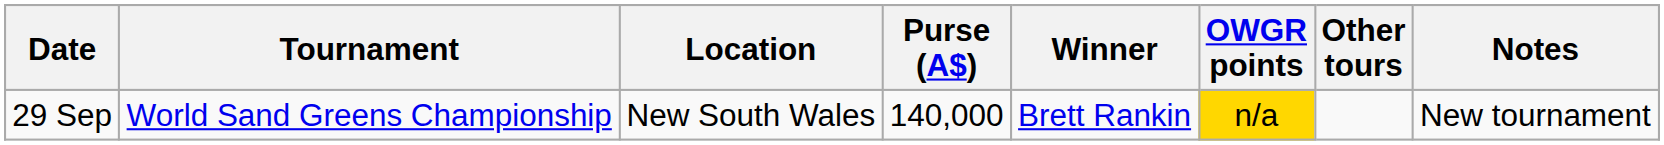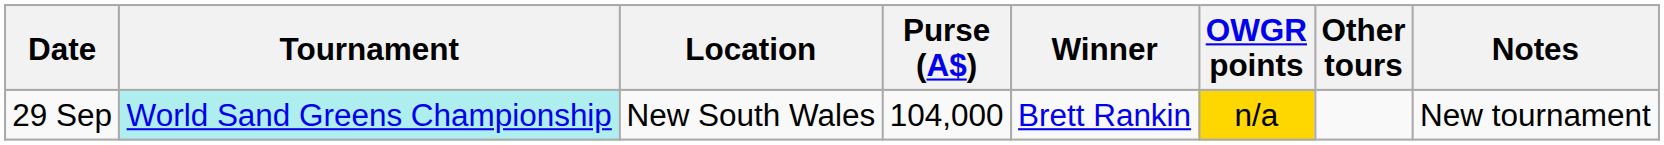(369, 115) no background -> (369, 115) paleturquoise background
(947, 115) 140,000 -> (947, 115) 104,000
